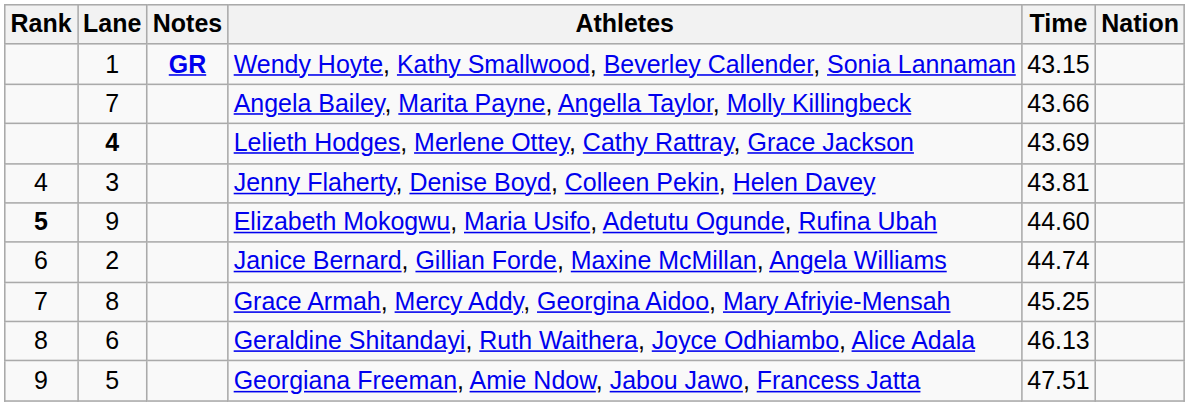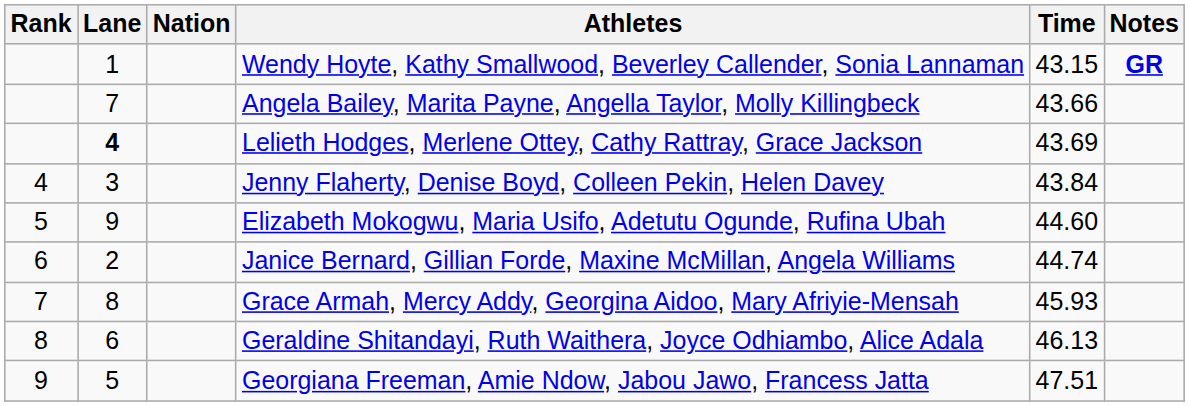columns swapped: (1140, 24) <-> (188, 24)
(1058, 182) 43.81 -> (1067, 182) 43.84
(41, 222) bold -> (41, 222) normal
(1058, 301) 45.25 -> (1067, 301) 45.93
